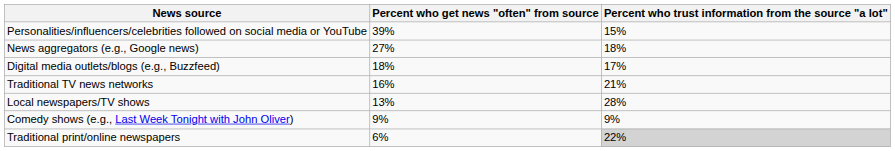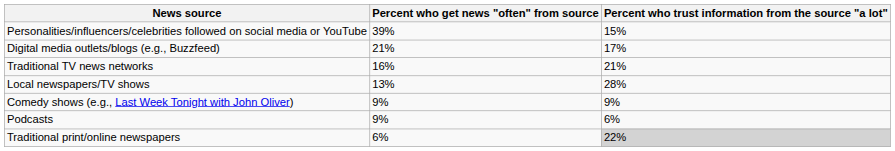- row: (103, 48)
(383, 66) 18% -> (383, 48) 21%
+ row: (30, 119)
